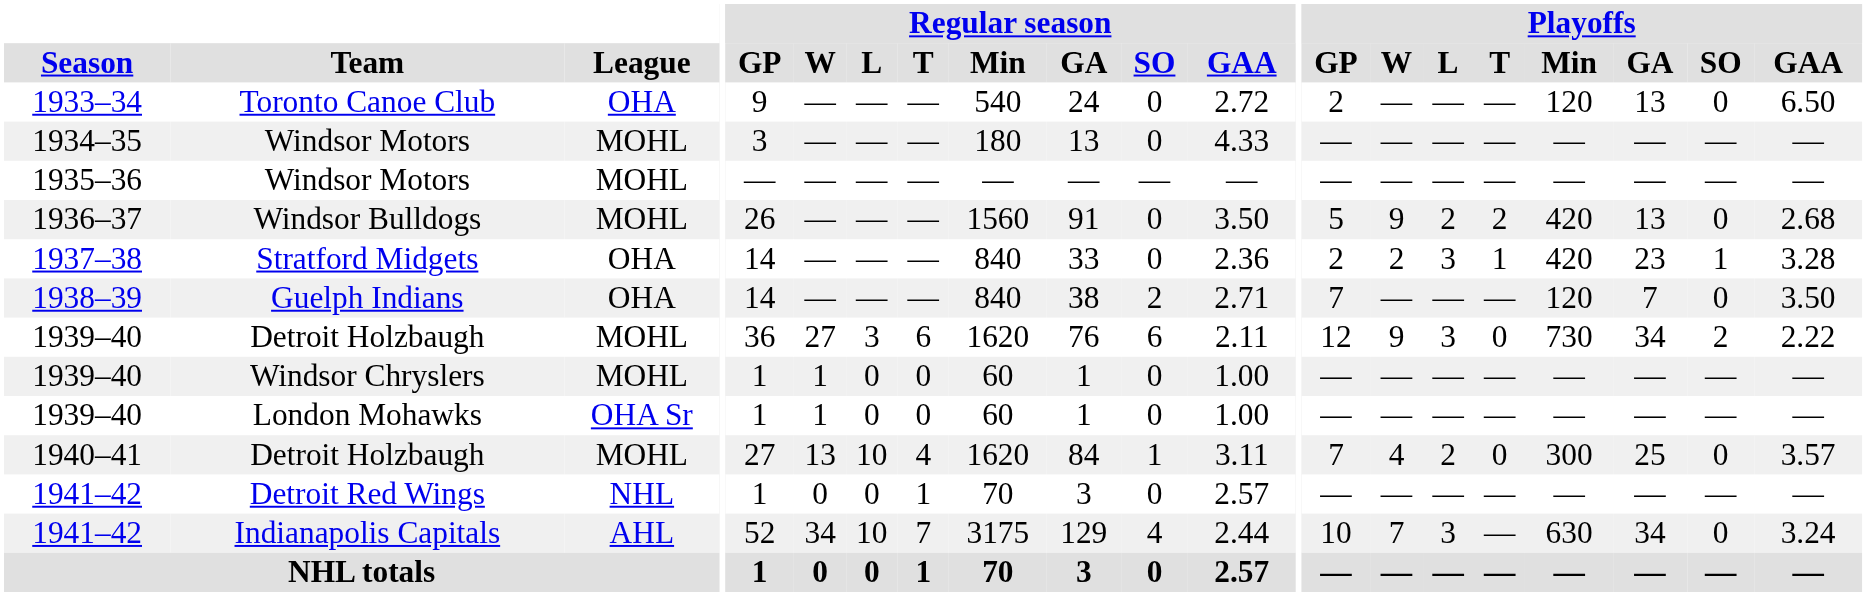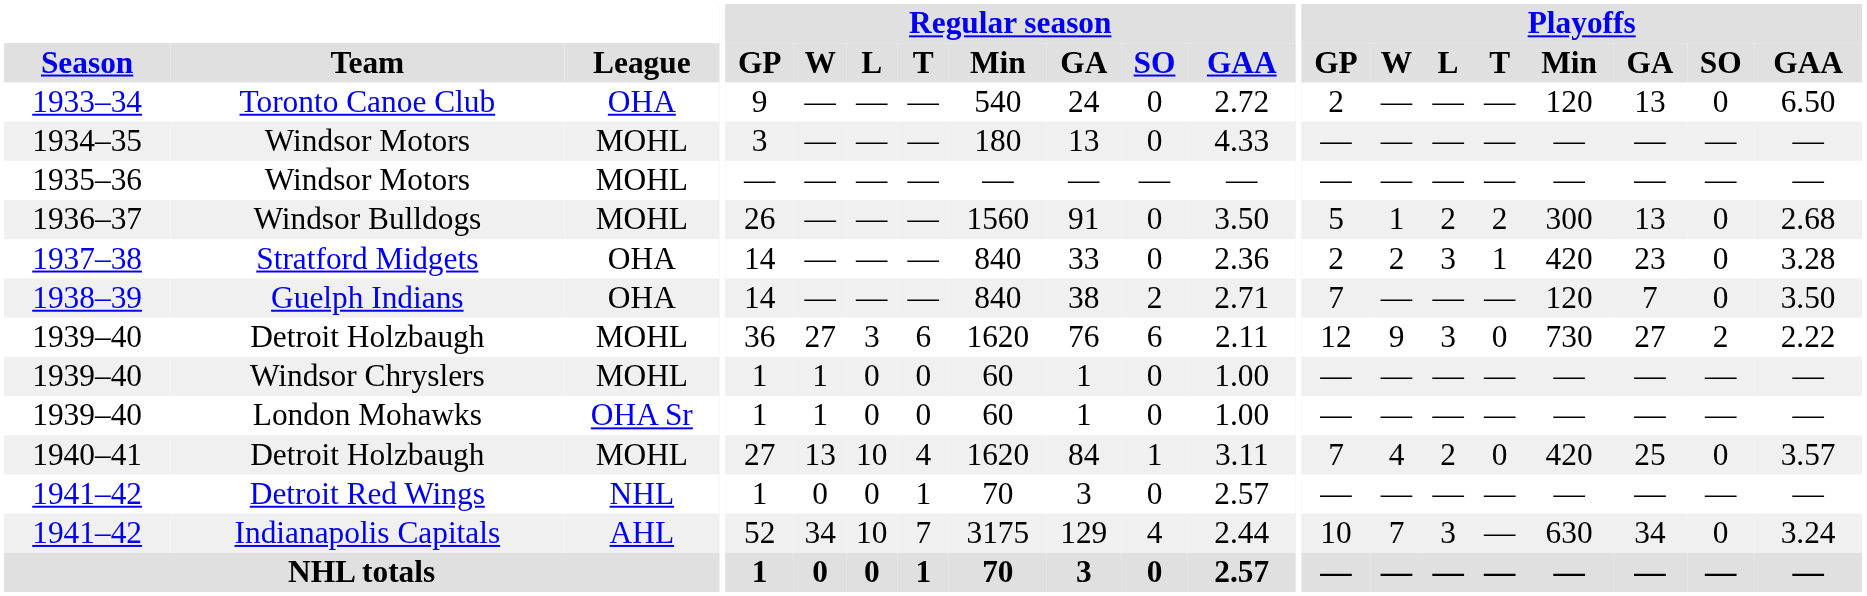(1396, 219) 9 -> (1396, 219) 1
(1569, 219) 420 -> (1569, 219) 300
(1721, 258) 1 -> (1721, 258) 0
(1650, 336) 34 -> (1650, 336) 27
(1569, 454) 300 -> (1569, 454) 420
